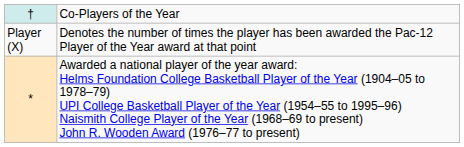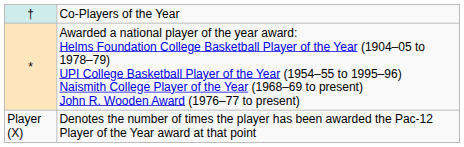rows swapped: (30, 99) <-> (24, 39)
